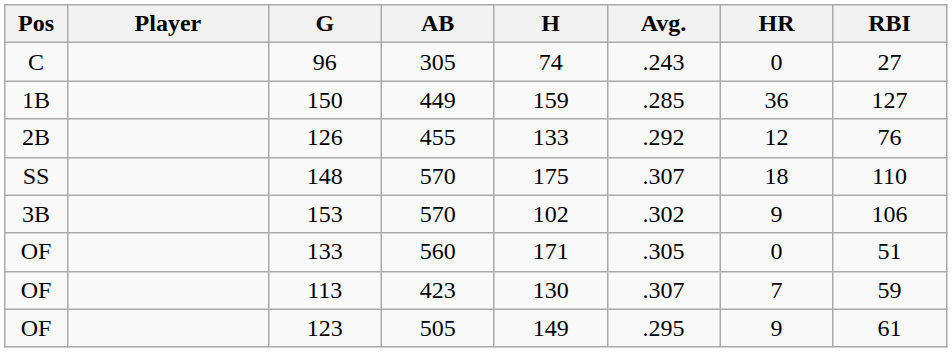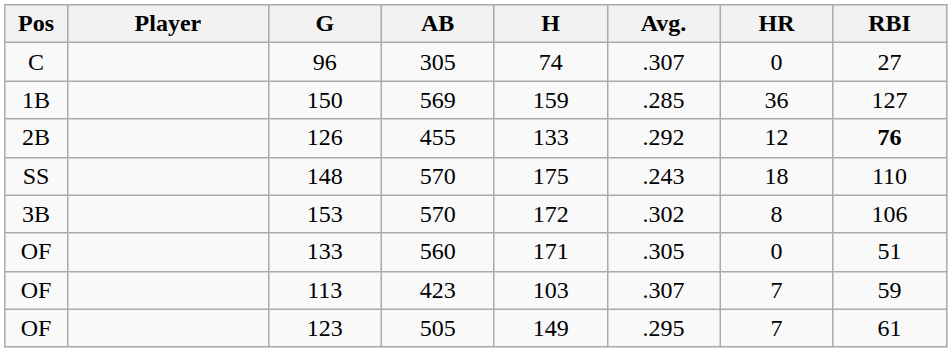(664, 61) .243 -> (664, 61) .307
(438, 99) 449 -> (438, 99) 569
(889, 137) normal -> (889, 137) bold
(664, 175) .307 -> (664, 175) .243
(551, 213) 102 -> (551, 213) 172
(777, 213) 9 -> (777, 213) 8
(551, 289) 130 -> (551, 289) 103
(777, 328) 9 -> (777, 328) 7
